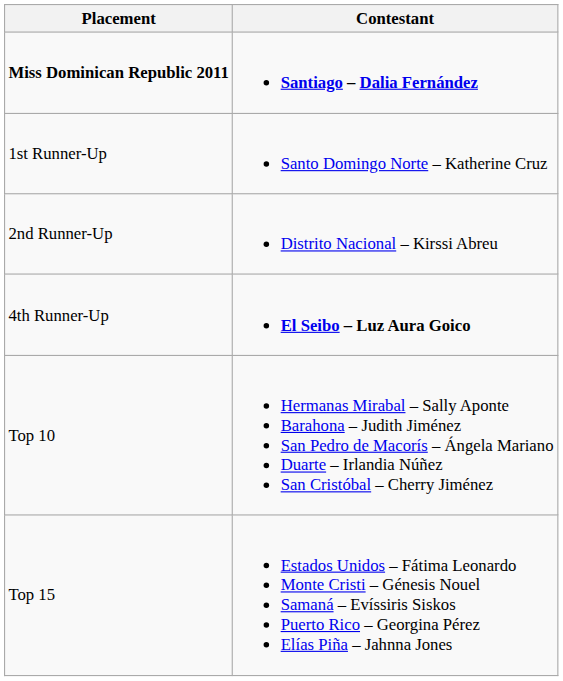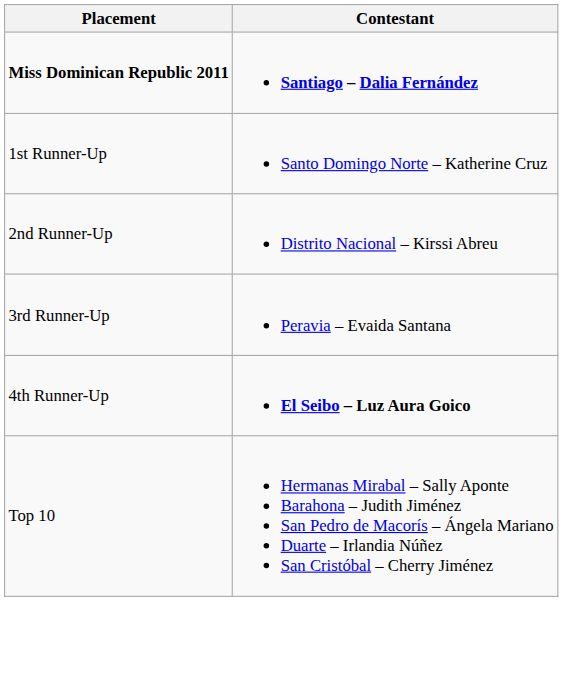+ row: (59, 314)
- row: (32, 595)
